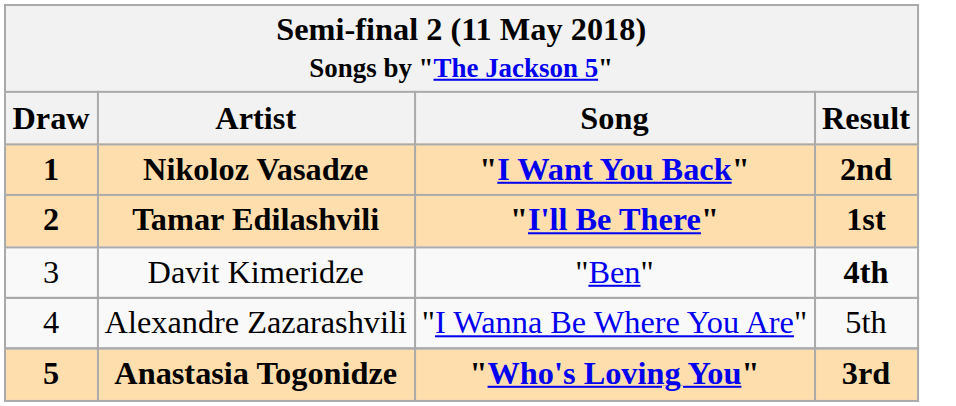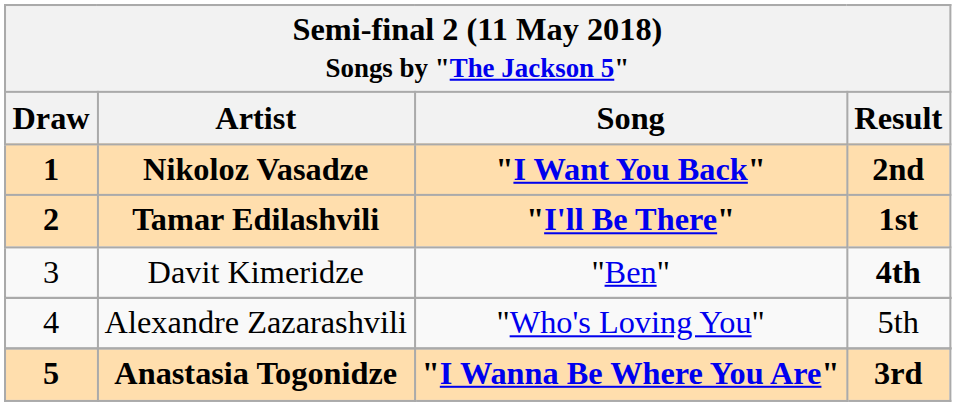(614, 322) "I Wanna Be Where You Are" -> (631, 322) "Who's Loving You"
(614, 374) "Who's Loving You" -> (631, 374) "I Wanna Be Where You Are"
